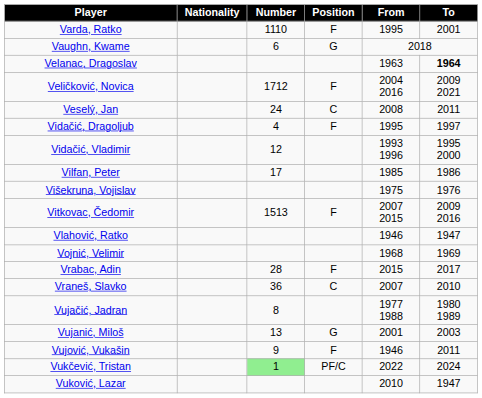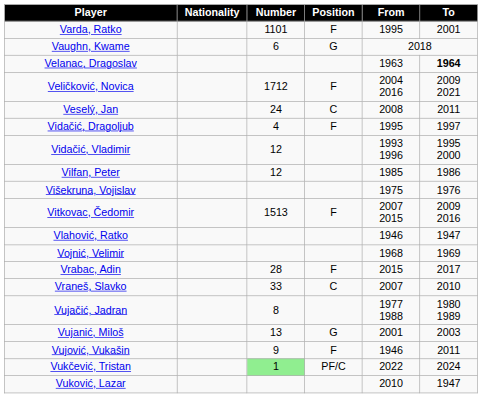(276, 30) 1110 -> (276, 30) 1101
(276, 173) 17 -> (276, 173) 12
(276, 287) 36 -> (276, 287) 33
